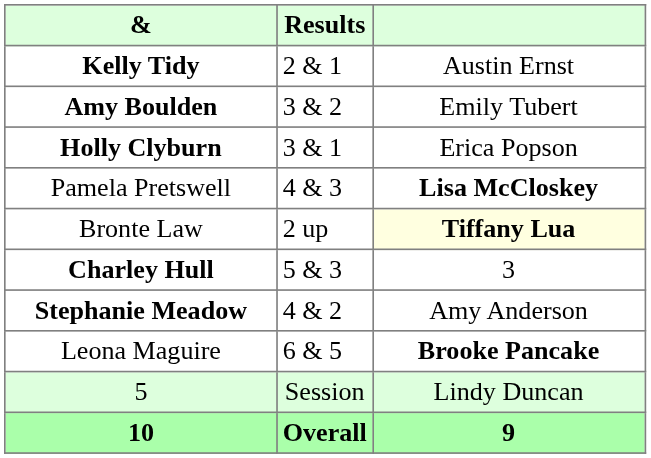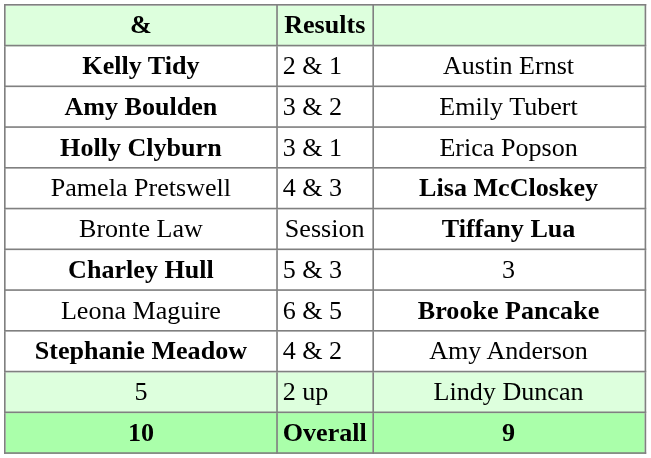(306, 228) 2 up -> (325, 228) Session
(509, 228) lightyellow background -> (509, 228) no background
rows swapped: (141, 310) <-> (141, 350)
(325, 391) Session -> (306, 391) 2 up
